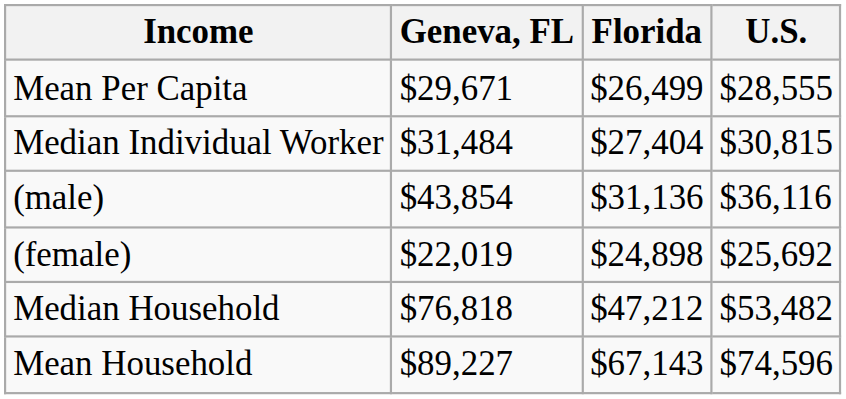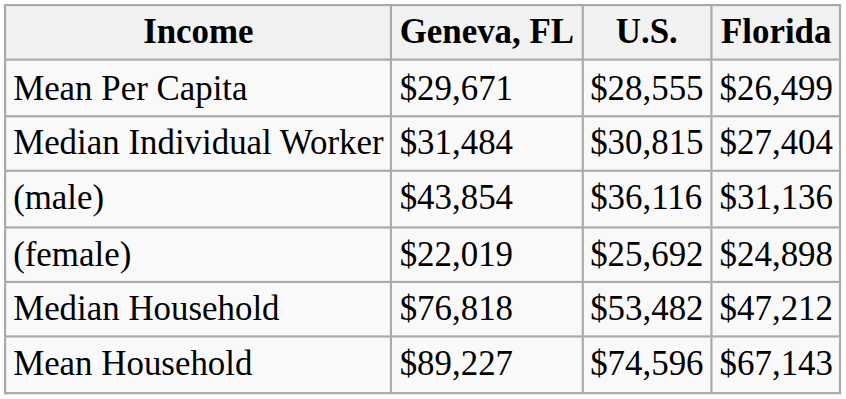columns swapped: (647, 32) <-> (776, 32)
